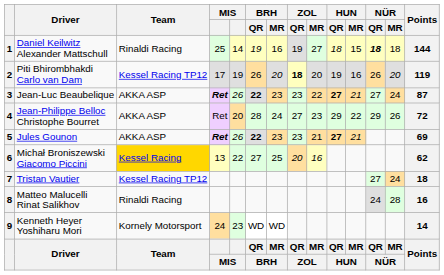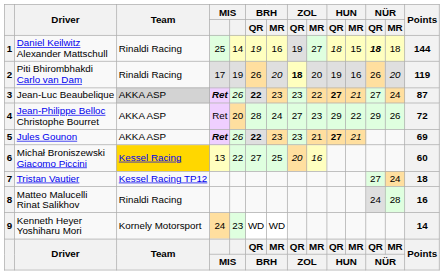(163, 74) Kessel Racing TP12 -> (150, 74) Rinaldi Racing
(142, 95) no background -> (142, 95) lightgrey background
(422, 158) 62 -> (422, 158) 60
